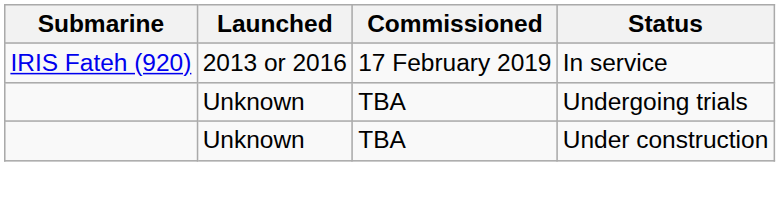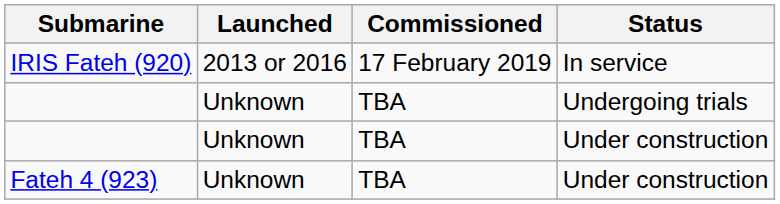+ row: (84, 179)
